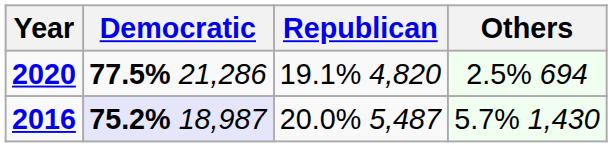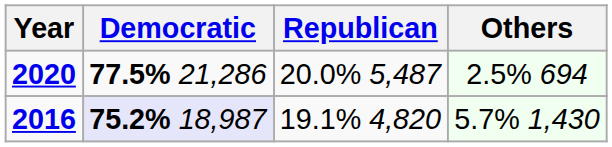(360, 74) 19.1% 4,820 -> (360, 74) 20.0% 5,487
(360, 119) 20.0% 5,487 -> (360, 119) 19.1% 4,820
